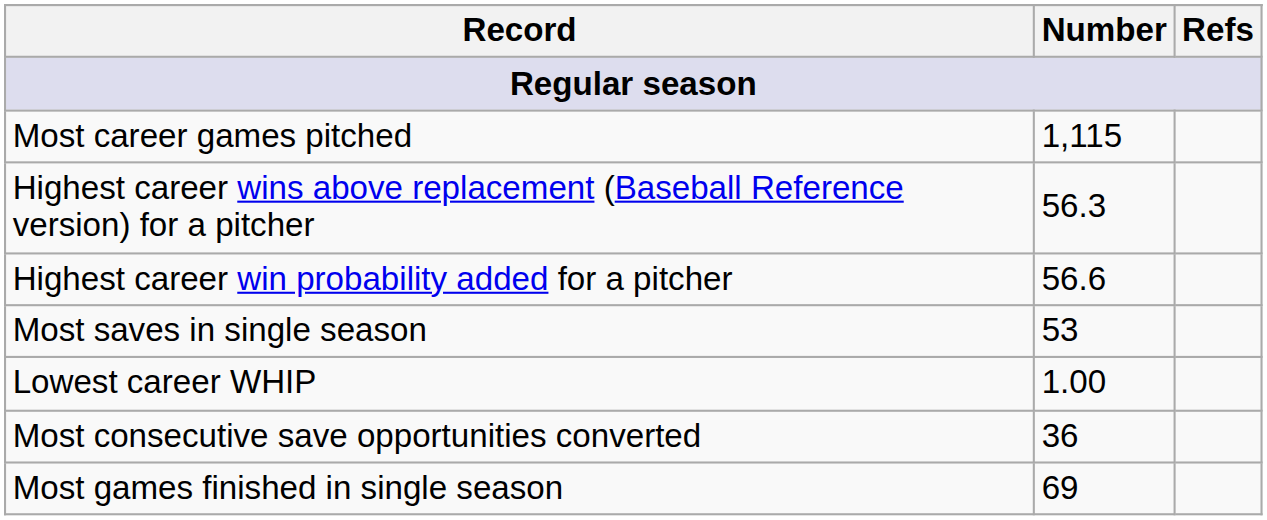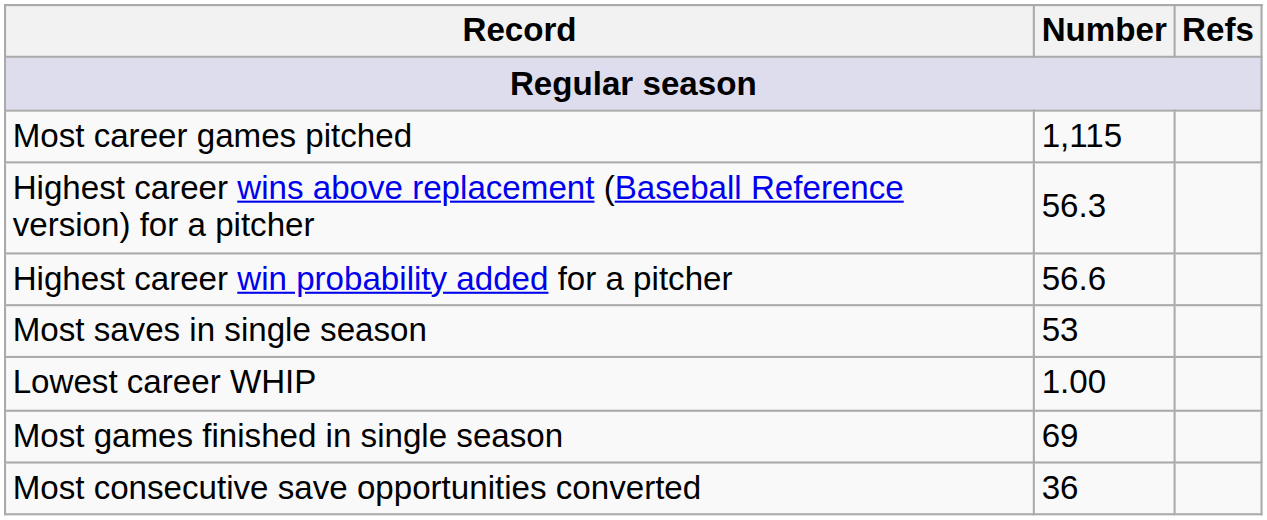rows swapped: (357, 435) <-> (288, 488)
